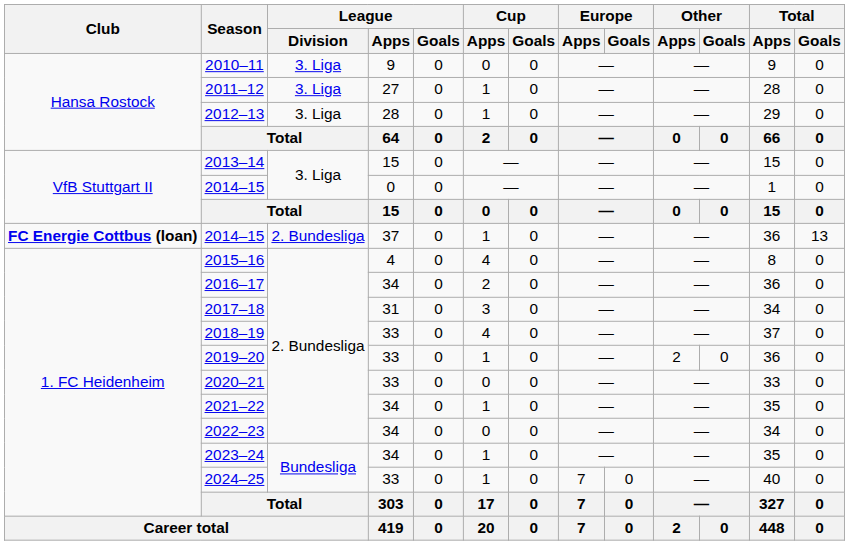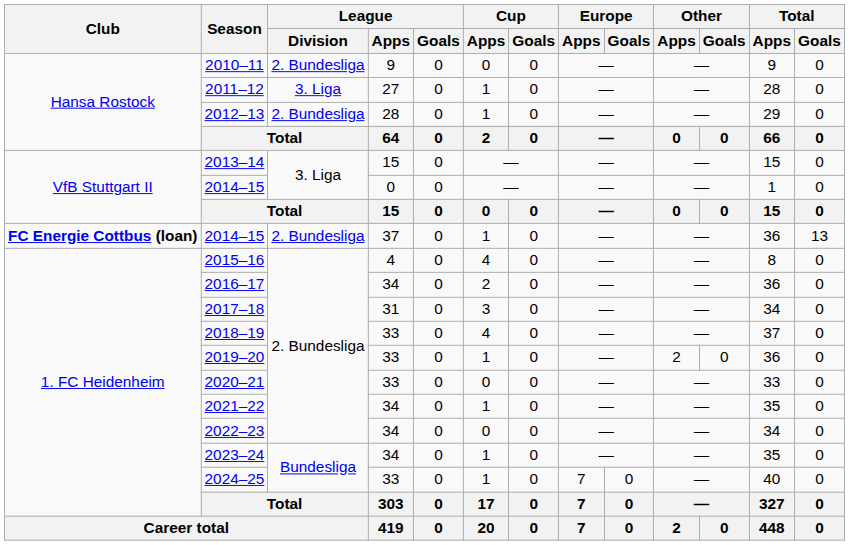(318, 65) 3. Liga -> (318, 65) 2. Bundesliga
(318, 114) 3. Liga -> (318, 114) 2. Bundesliga
